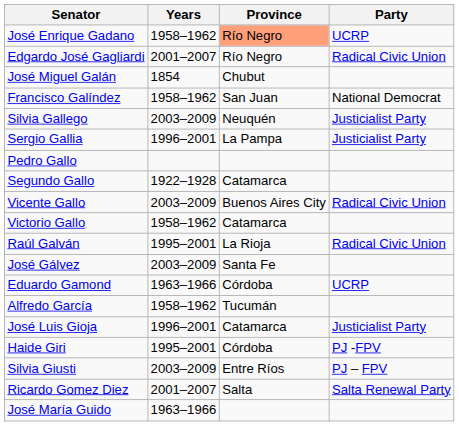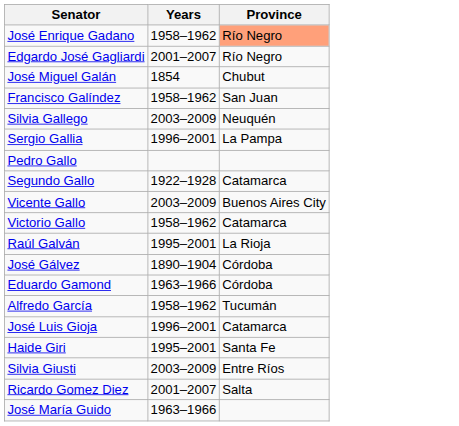- column: (391, 14)
(183, 264) 2003–2009 -> (183, 264) 1890–1904
(249, 264) Santa Fe -> (247, 264) Córdoba
(247, 347) Córdoba -> (249, 347) Santa Fe
